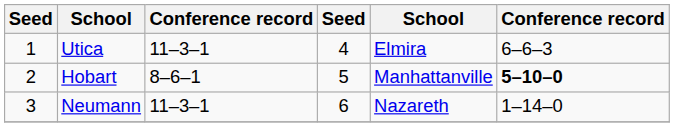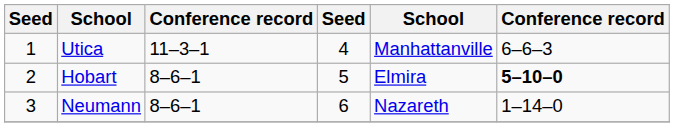(400, 48) Elmira -> (433, 48) Manhattanville
(433, 77) Manhattanville -> (400, 77) Elmira
(180, 106) 11–3–1 -> (175, 106) 8–6–1
